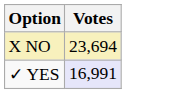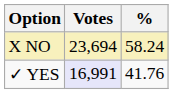+ column: (145, 18)
